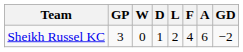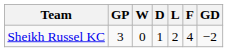- column: (205, 15)
